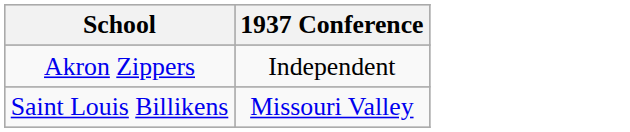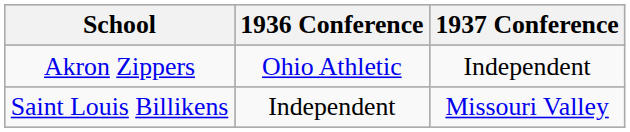+ column: (332, 24)
